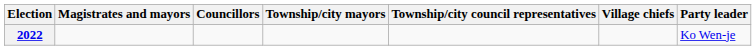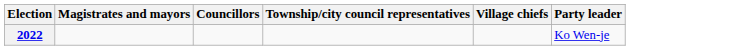- column: (325, 14)
